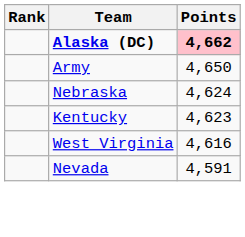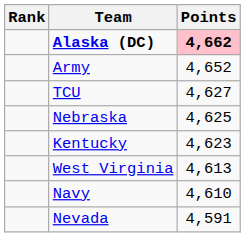(209, 68) 4,650 -> (209, 68) 4,652
+ row: (67, 93)
(209, 93) 4,624 -> (209, 118) 4,625
(209, 143) 4,616 -> (209, 168) 4,613
+ row: (71, 194)
